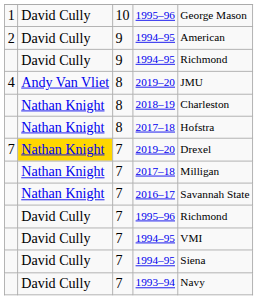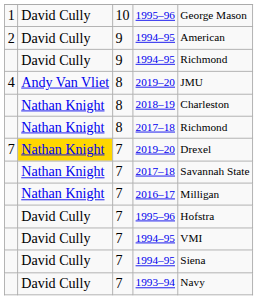(197, 127) Hofstra -> (204, 127) Richmond
(200, 171) Milligan -> (215, 171) Savannah State
(215, 194) Savannah State -> (200, 194) Milligan
(204, 216) Richmond -> (197, 216) Hofstra
